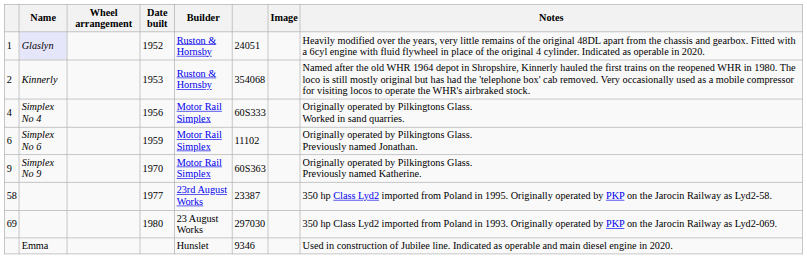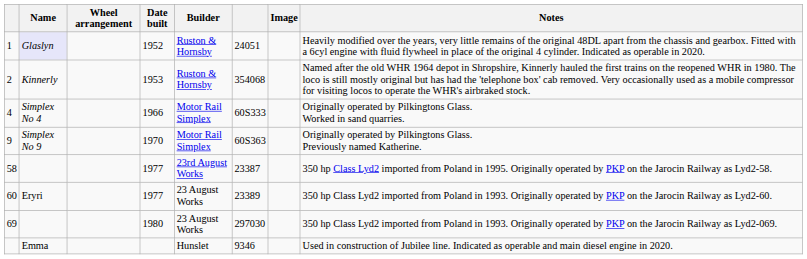(153, 113) 1956 -> (153, 113) 1966
- row: (9, 140)
+ row: (12, 196)
